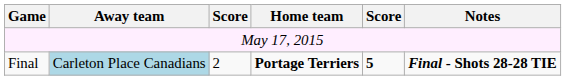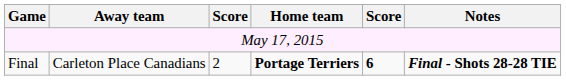(129, 63) lightblue background -> (129, 63) no background
(370, 63) 5 -> (370, 63) 6
